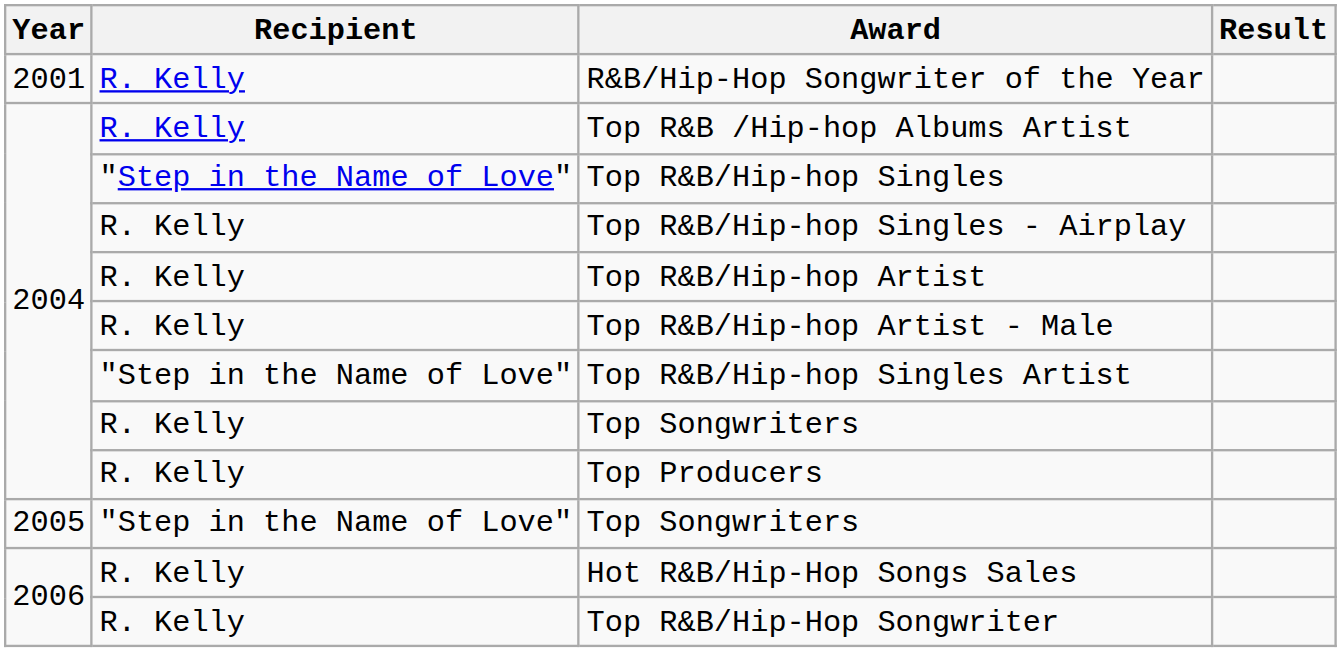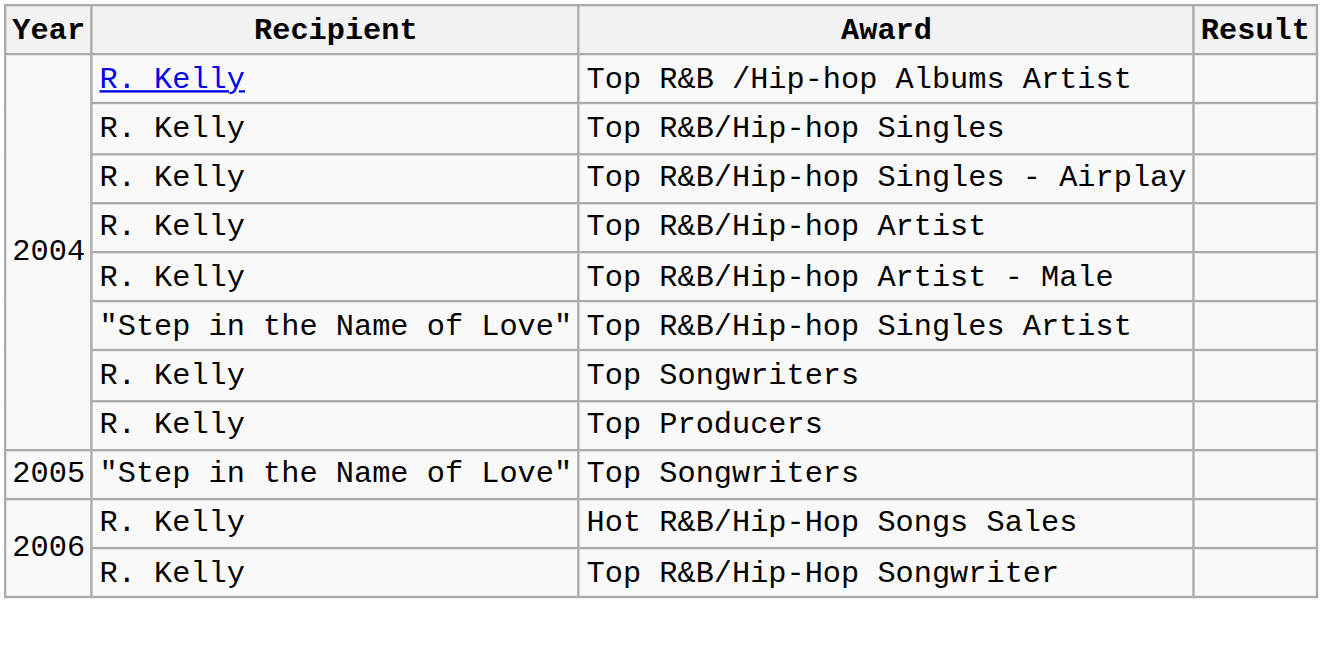- row: (49, 79)
(336, 178) "Step in the Name of Love" -> (172, 129) R. Kelly
